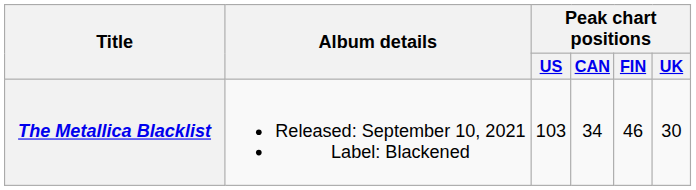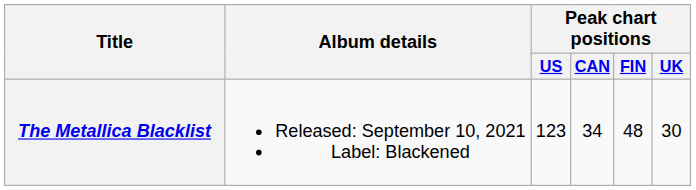(551, 131) 103 -> (551, 131) 123
(633, 131) 46 -> (633, 131) 48
